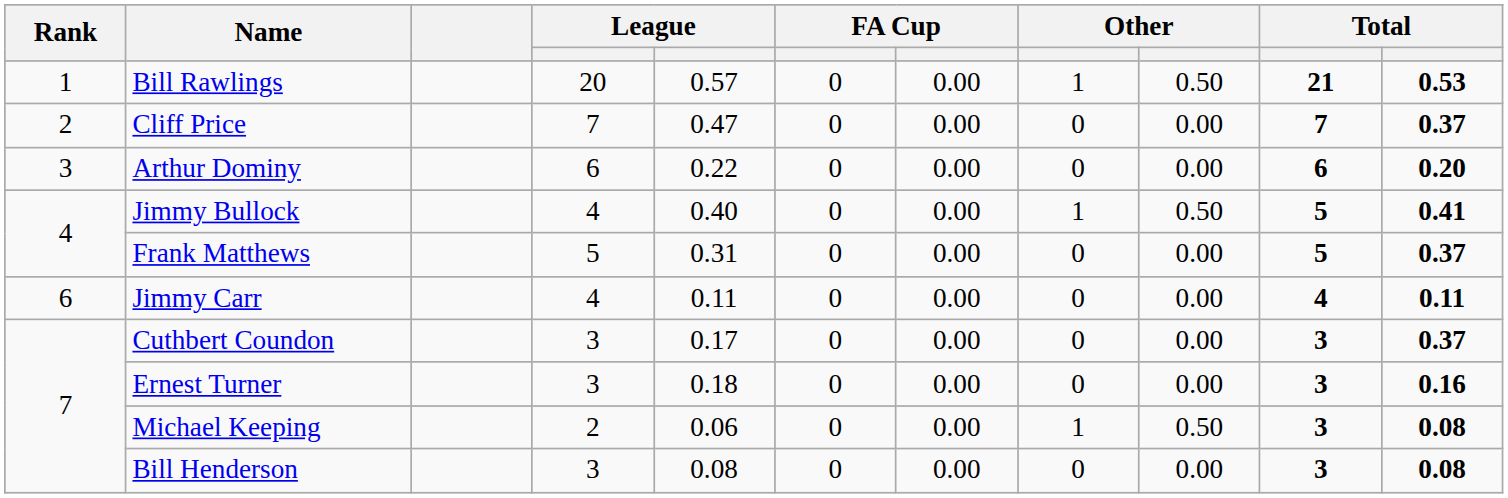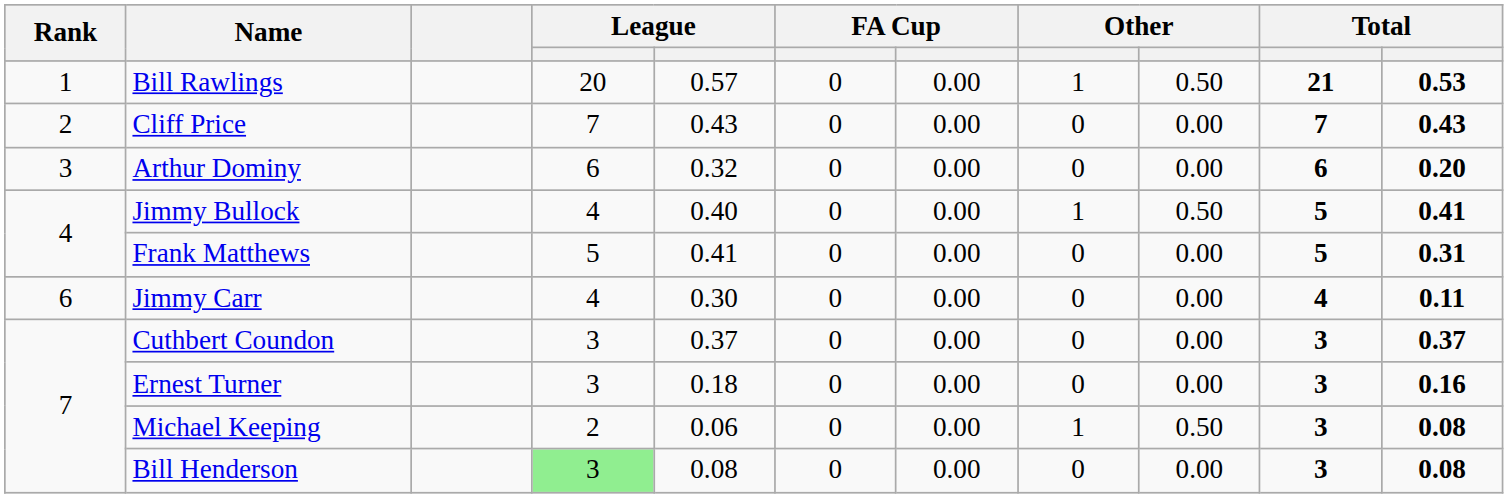(714, 124) 0.47 -> (714, 124) 0.43
(1442, 124) 0.37 -> (1442, 124) 0.43
(714, 168) 0.22 -> (714, 168) 0.32
(714, 254) 0.31 -> (714, 254) 0.41
(1442, 254) 0.37 -> (1442, 254) 0.31
(714, 297) 0.11 -> (714, 297) 0.30
(714, 340) 0.17 -> (714, 340) 0.37
(593, 469) no background -> (593, 469) lightgreen background
